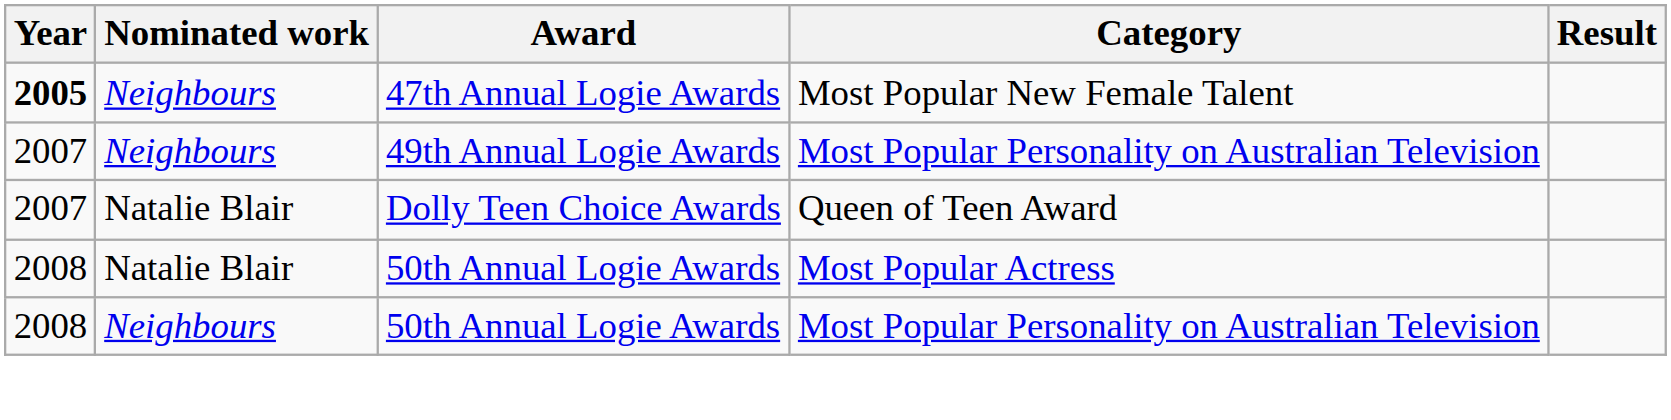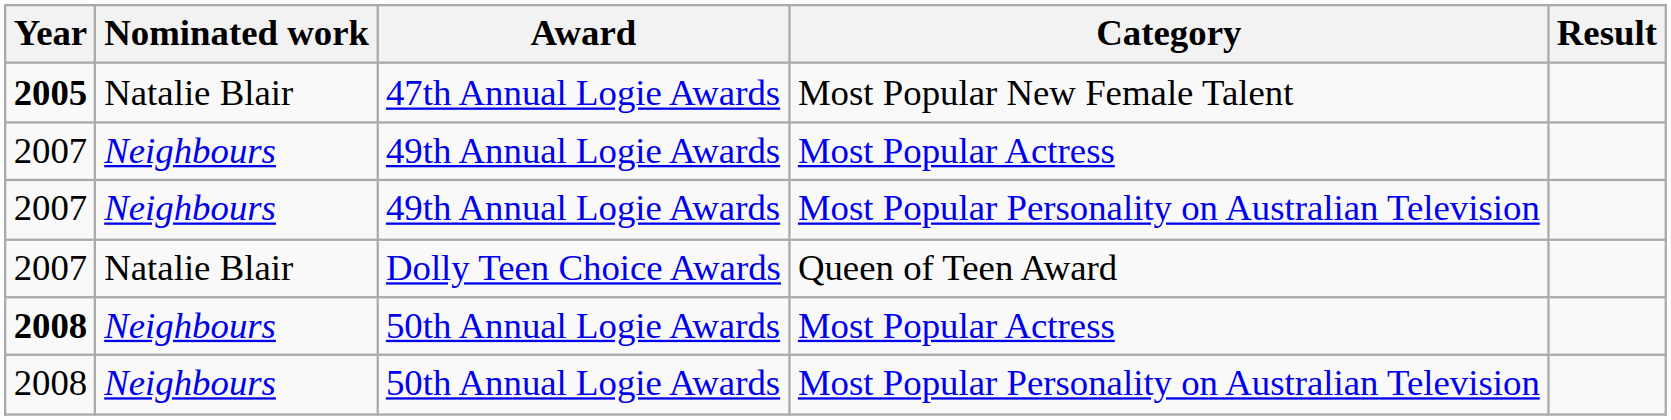(190, 92) Neighbours -> (199, 92) Natalie Blair
+ row: (583, 150)
(50, 267) normal -> (50, 325) bold
(199, 267) Natalie Blair -> (190, 325) Neighbours
